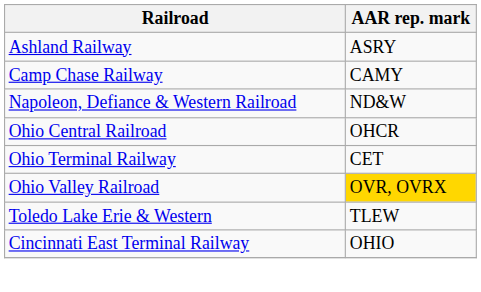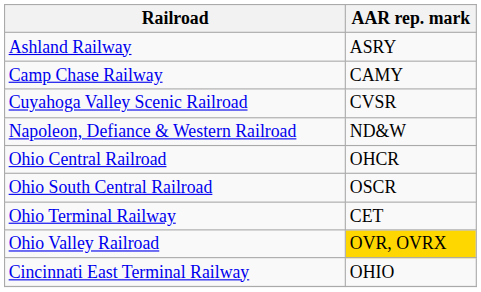+ row: (128, 103)
+ row: (111, 187)
- row: (110, 215)
